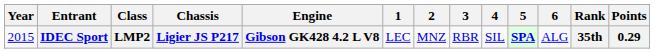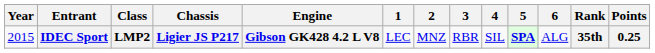(629, 36) 0.29 -> (629, 36) 0.25
